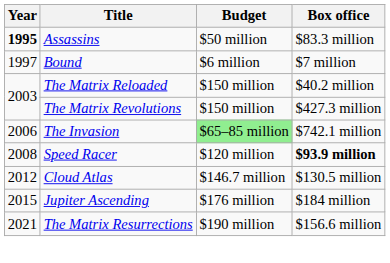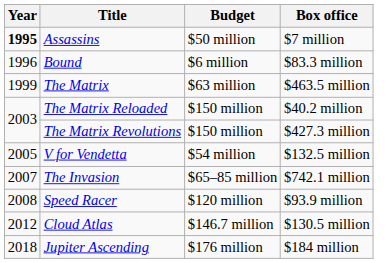(335, 39) $83.3 million -> (314, 39) $7 million
(22, 62) 1997 -> (22, 62) 1996
(326, 62) $7 million -> (323, 62) $83.3 million
+ row: (76, 85)
+ row: (85, 154)
(22, 131) 2006 -> (22, 177) 2007
(244, 131) lightgreen background -> (233, 177) no background
(336, 154) bold -> (323, 200) normal
(22, 200) 2015 -> (22, 246) 2018
- row: (118, 223)
